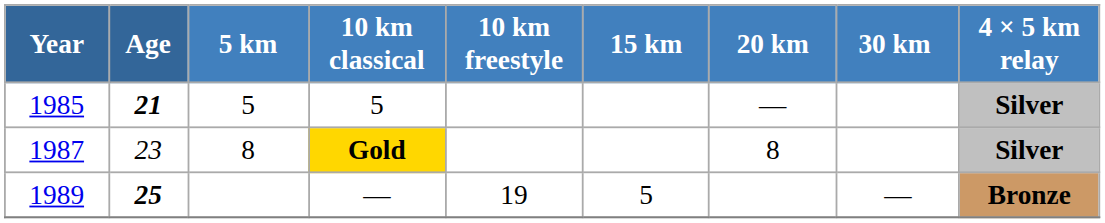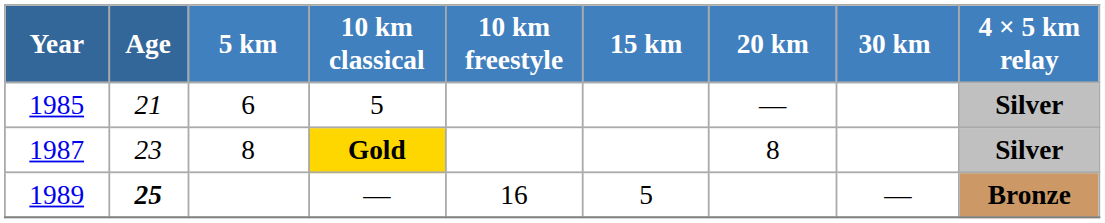(148, 104) bold -> (148, 104) normal
(248, 104) 5 -> (248, 104) 6
(514, 194) 19 -> (514, 194) 16
